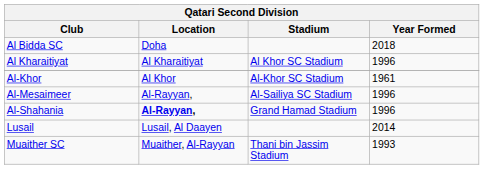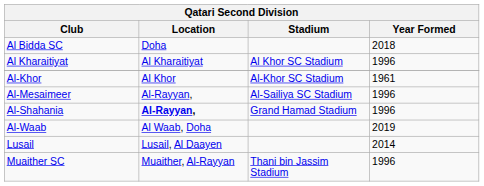+ row: (26, 128)
(384, 144) 1993 -> (384, 161) 1996
